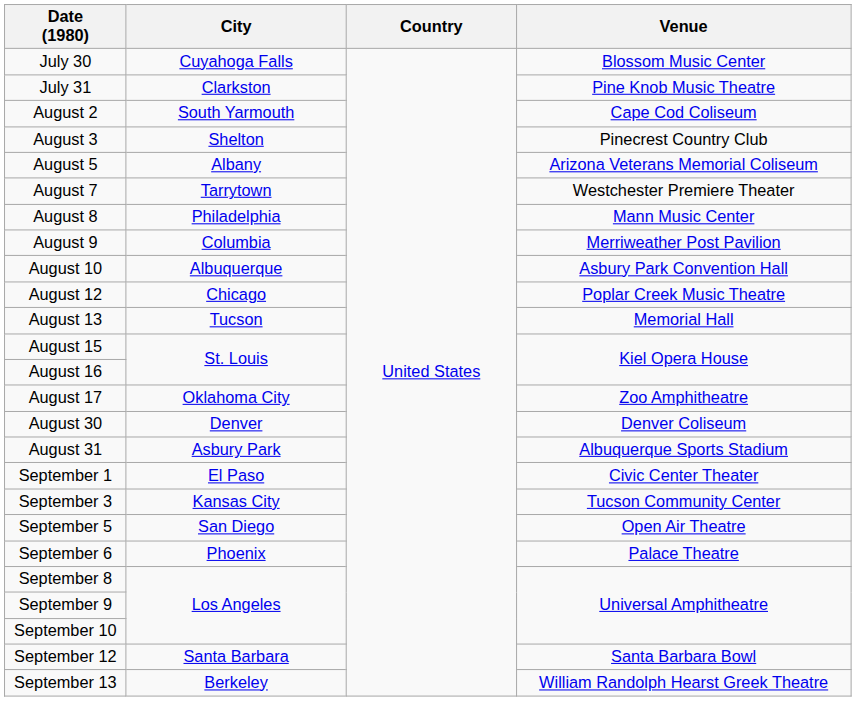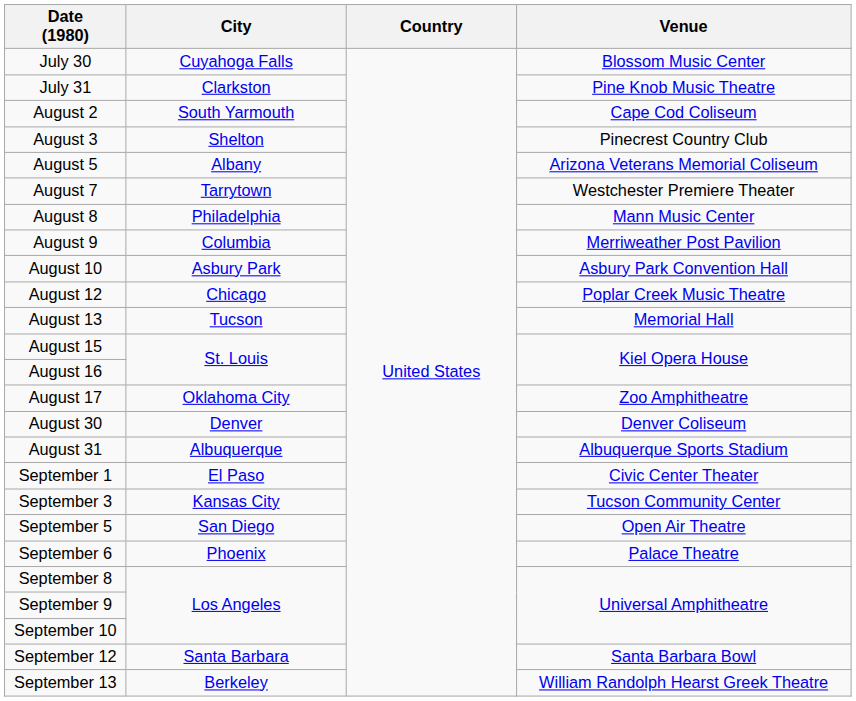(236, 268) Albuquerque -> (236, 268) Asbury Park
(236, 449) Asbury Park -> (236, 449) Albuquerque
